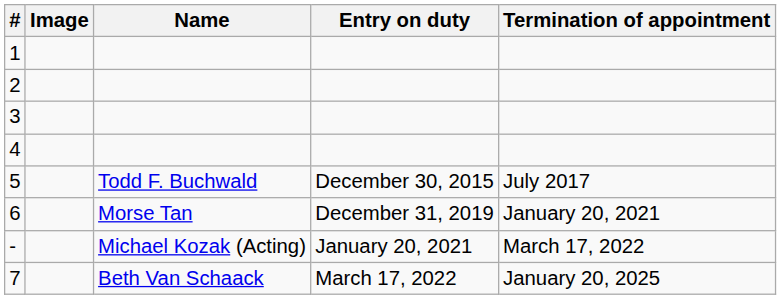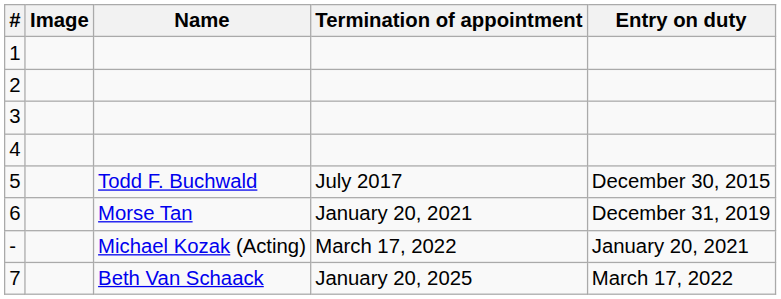columns swapped: (404, 20) <-> (637, 20)
